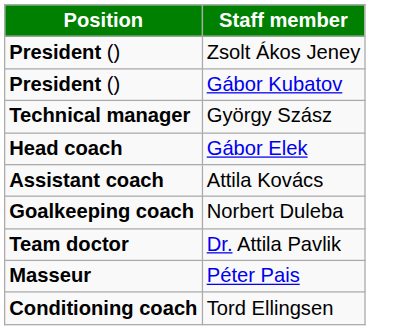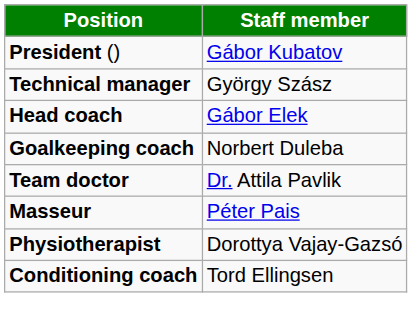- row: (283, 52)
- row: (265, 180)
+ row: (305, 244)
